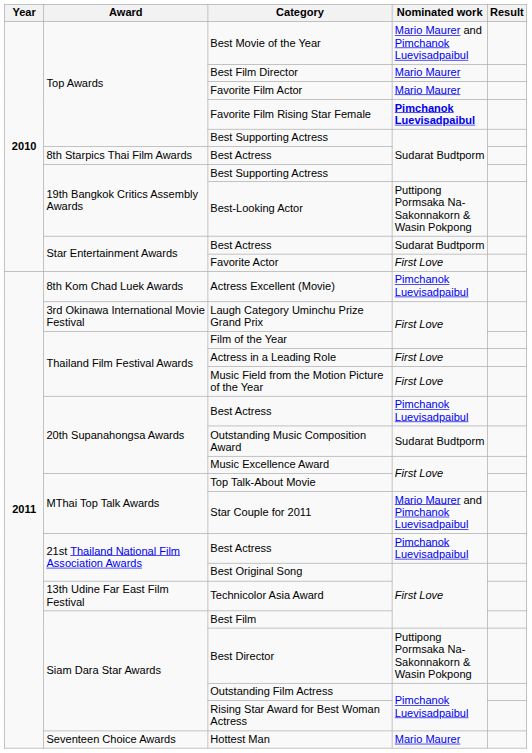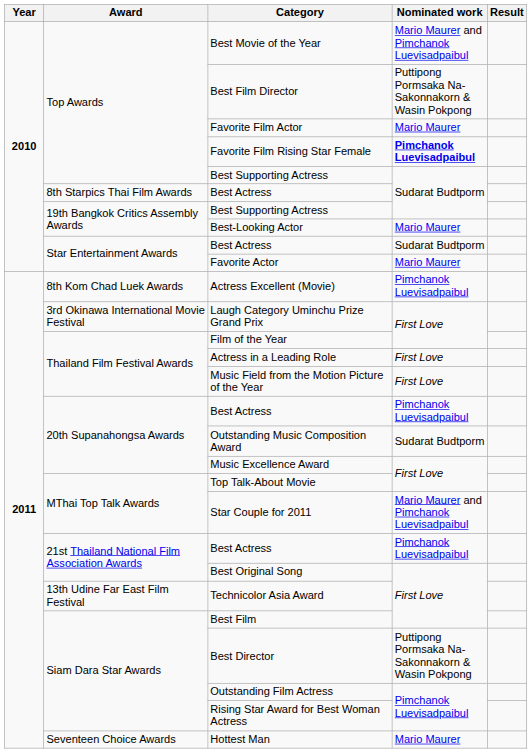(428, 73) Mario Maurer -> (433, 91) Puttipong Pormsaka Na-Sakonnakorn & Wasin Pokpong
(433, 209) Puttipong Pormsaka Na-Sakonnakorn & Wasin Pokpong -> (428, 227) Mario Maurer
(419, 262) First Love -> (428, 262) Mario Maurer
